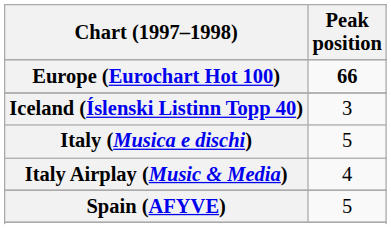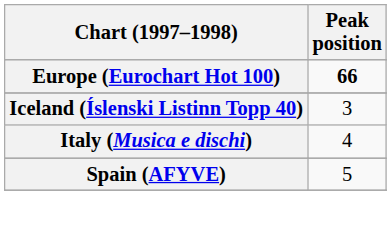(347, 141) 5 -> (347, 141) 4
- row: (156, 173)
